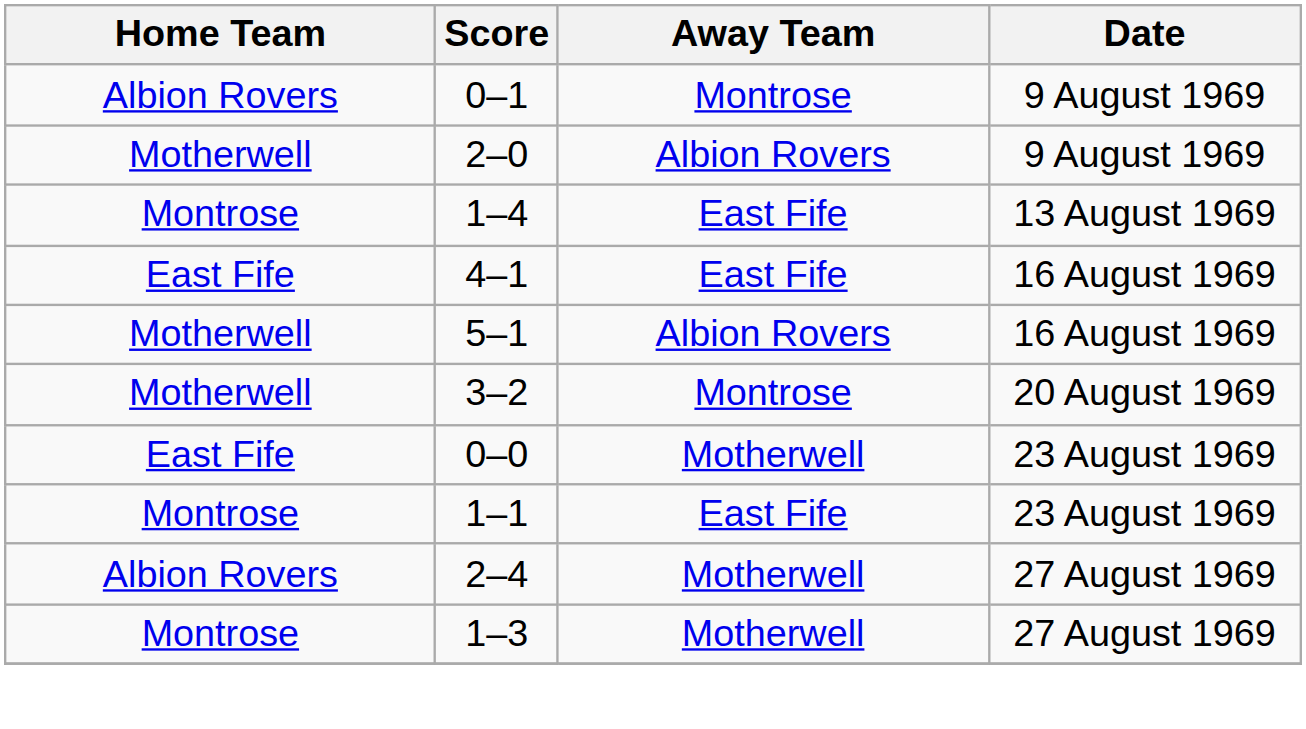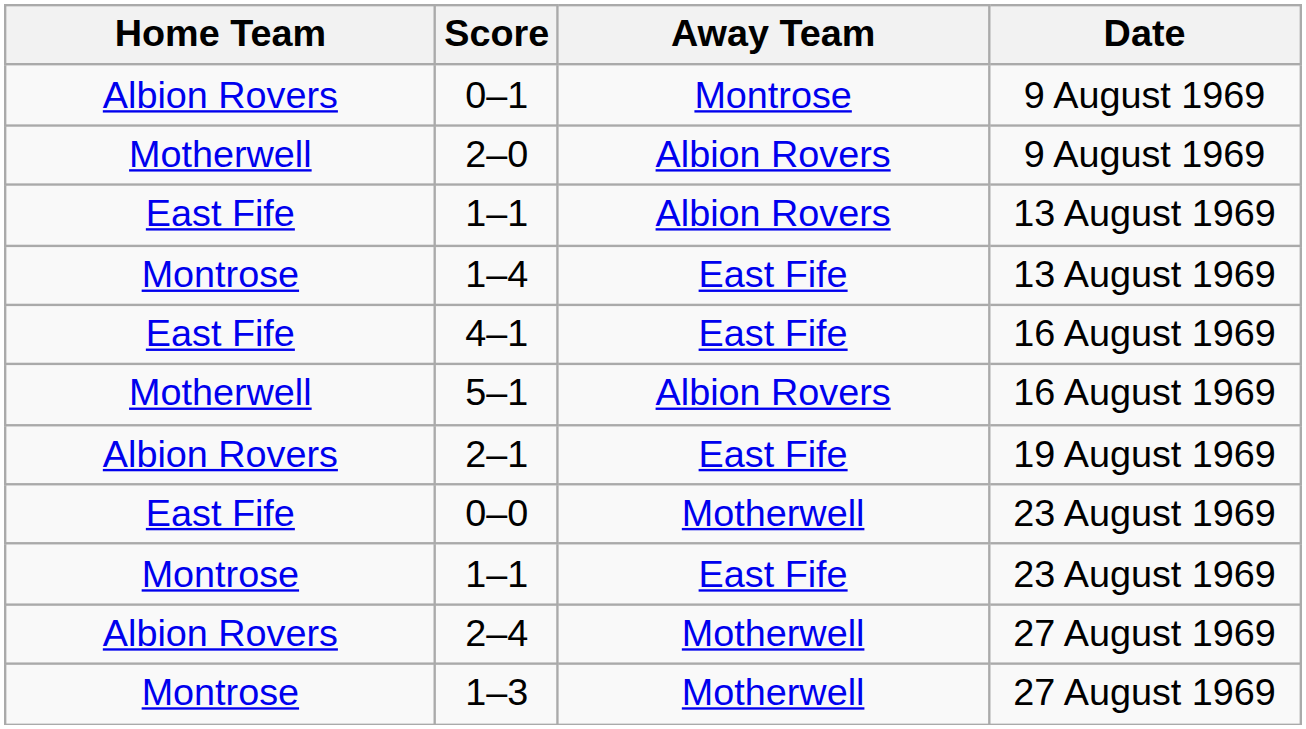+ row: (497, 214)
+ row: (497, 453)
- row: (497, 393)
